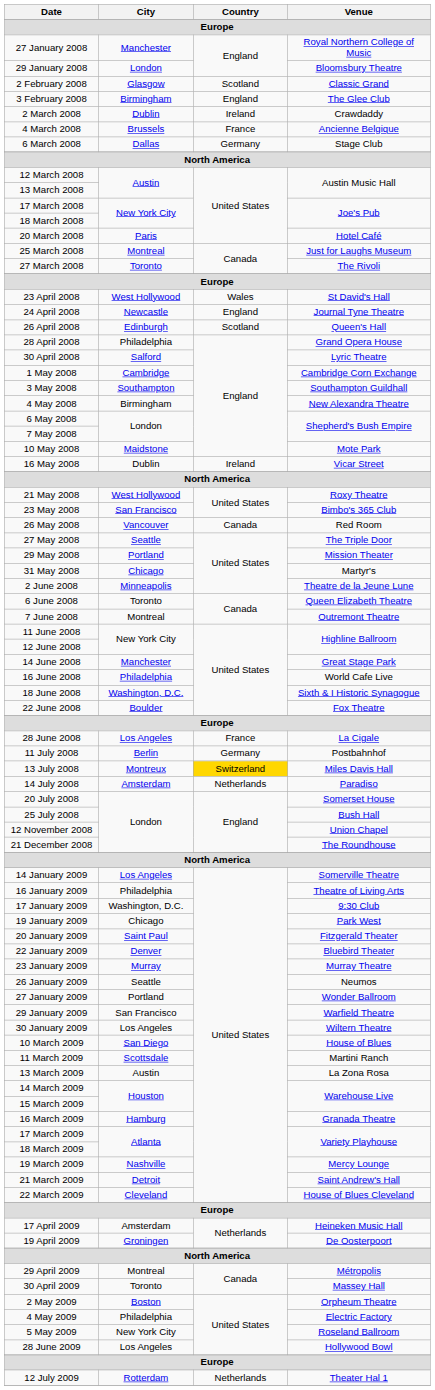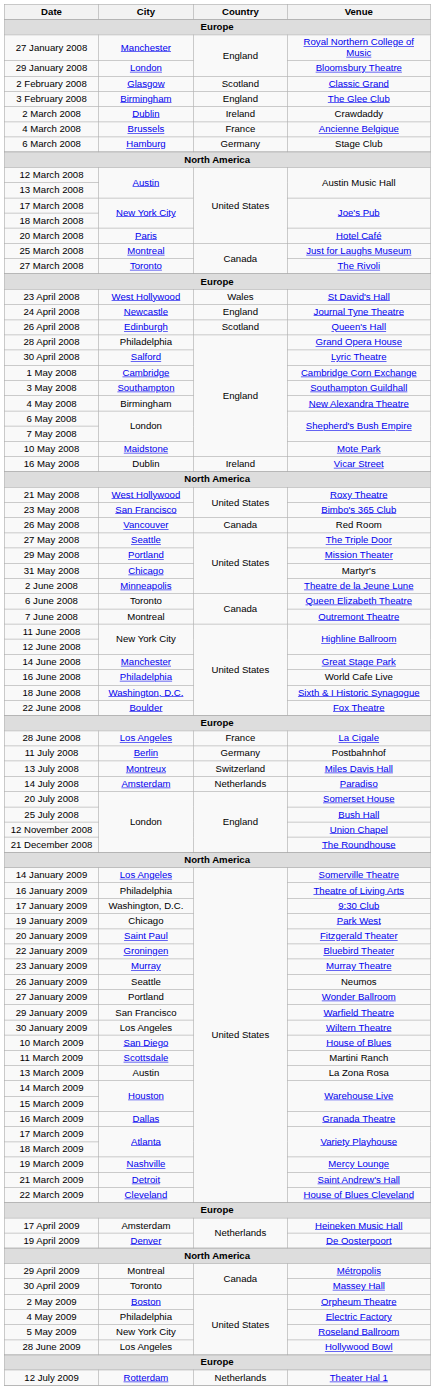(146, 144) Dallas -> (146, 144) Hamburg
(240, 768) gold background -> (240, 768) no background
(146, 951) Denver -> (146, 951) Groningen
(146, 1119) Hamburg -> (146, 1119) Dallas
(146, 1240) Groningen -> (146, 1240) Denver
